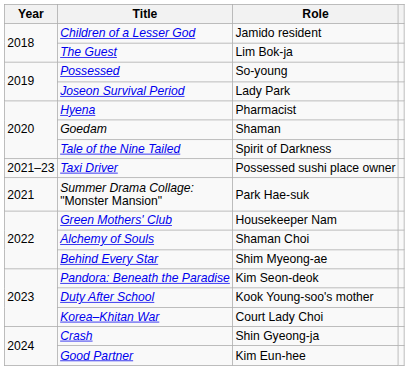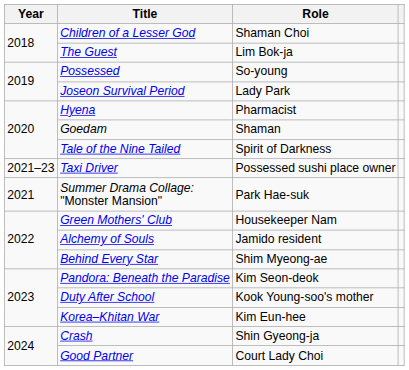(278, 33) Jamido resident -> (272, 33) Shaman Choi
(272, 239) Shaman Choi -> (278, 239) Jamido resident
(279, 317) Court Lady Choi -> (271, 317) Kim Eun-hee
(271, 355) Kim Eun-hee -> (279, 355) Court Lady Choi
